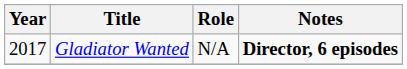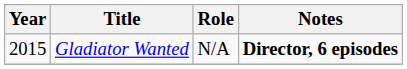(28, 49) 2017 -> (28, 49) 2015
